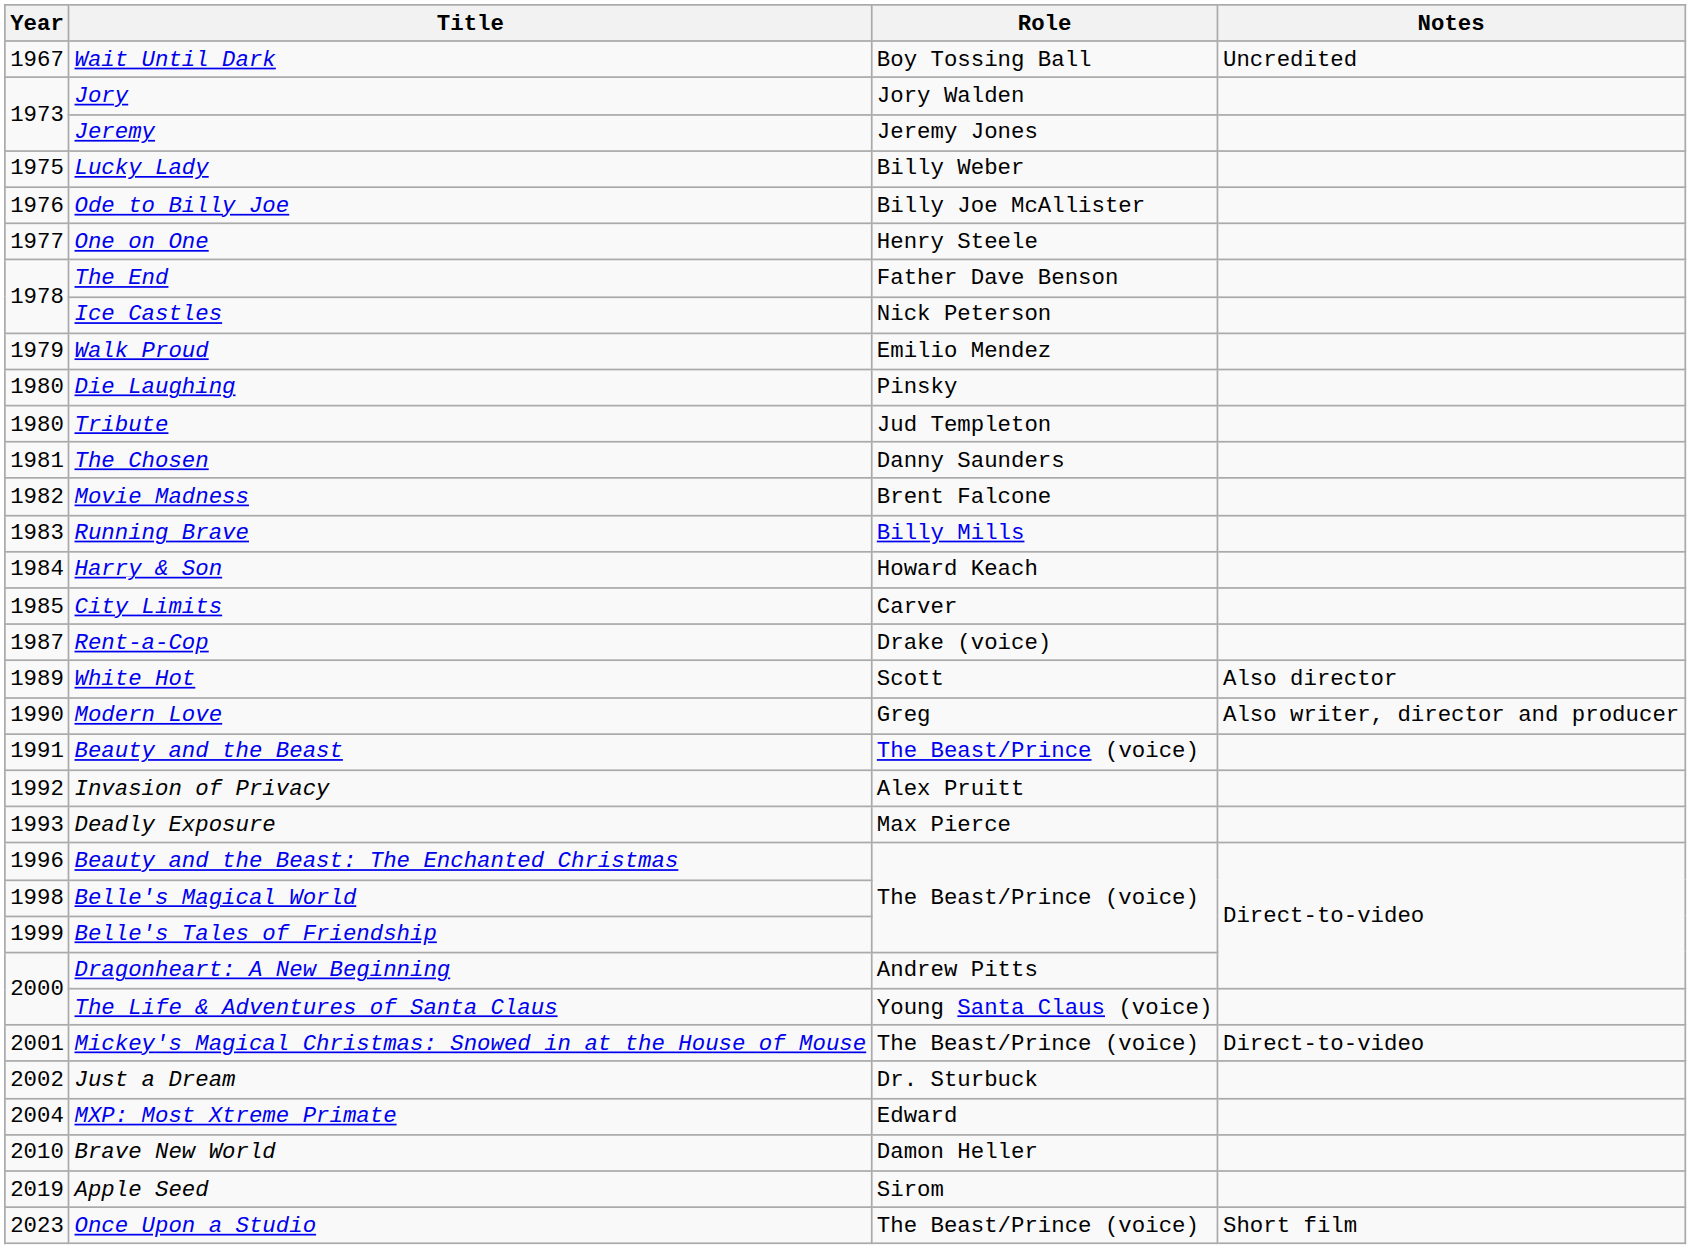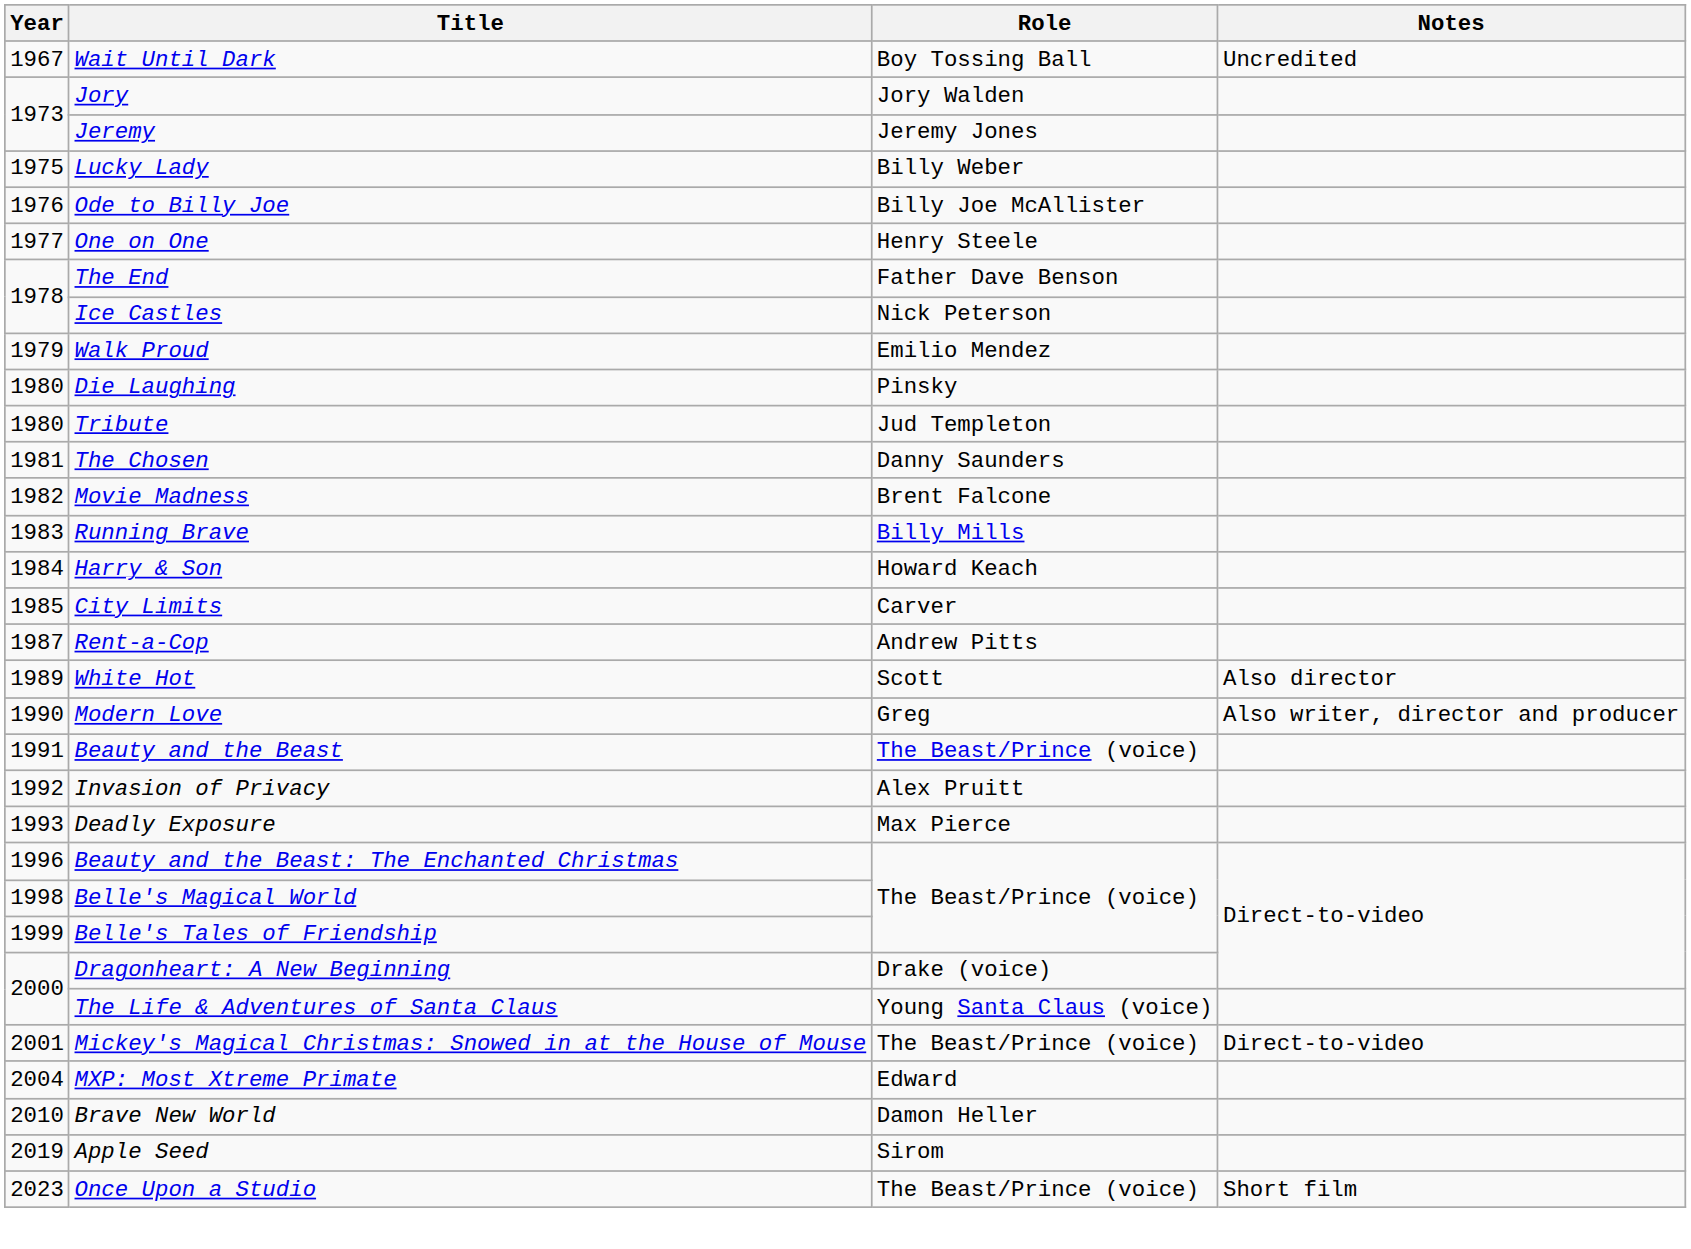(964, 643) Drake (voice) -> (957, 643) Andrew Pitts
(957, 971) Andrew Pitts -> (964, 971) Drake (voice)
- row: (155, 1080)
